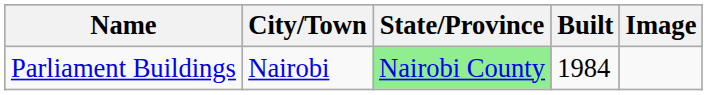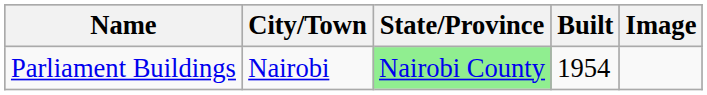(584, 67) 1984 -> (584, 67) 1954
